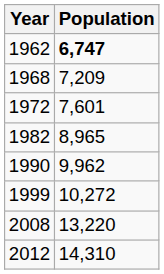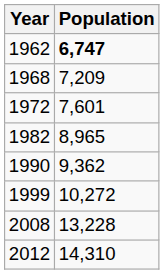(82, 166) 9,962 -> (82, 166) 9,362
(87, 225) 13,220 -> (87, 225) 13,228
